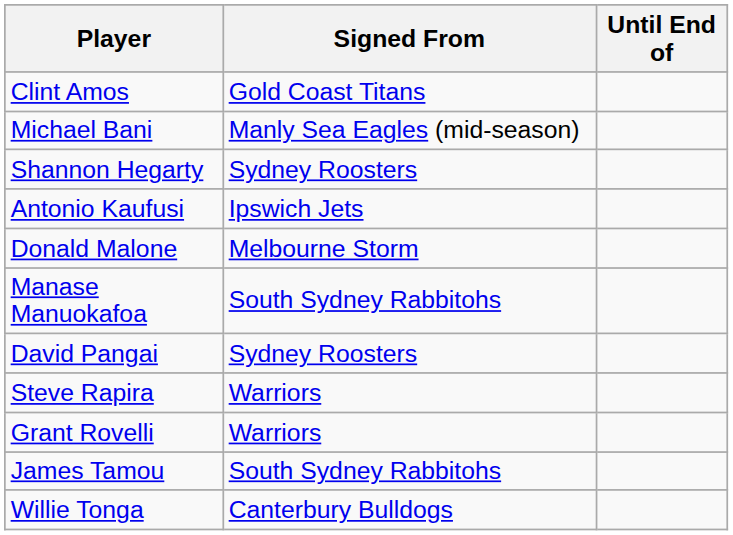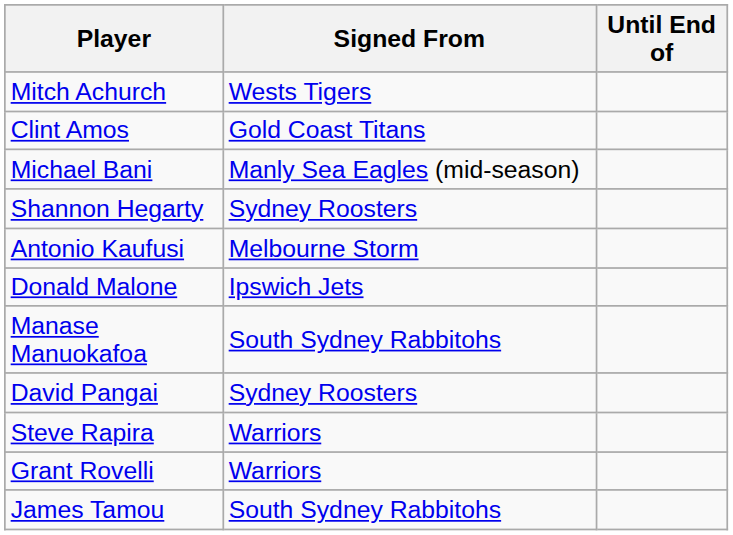+ row: (88, 91)
(296, 209) Ipswich Jets -> (324, 248) Melbourne Storm
(324, 248) Melbourne Storm -> (296, 287) Ipswich Jets
- row: (77, 510)
